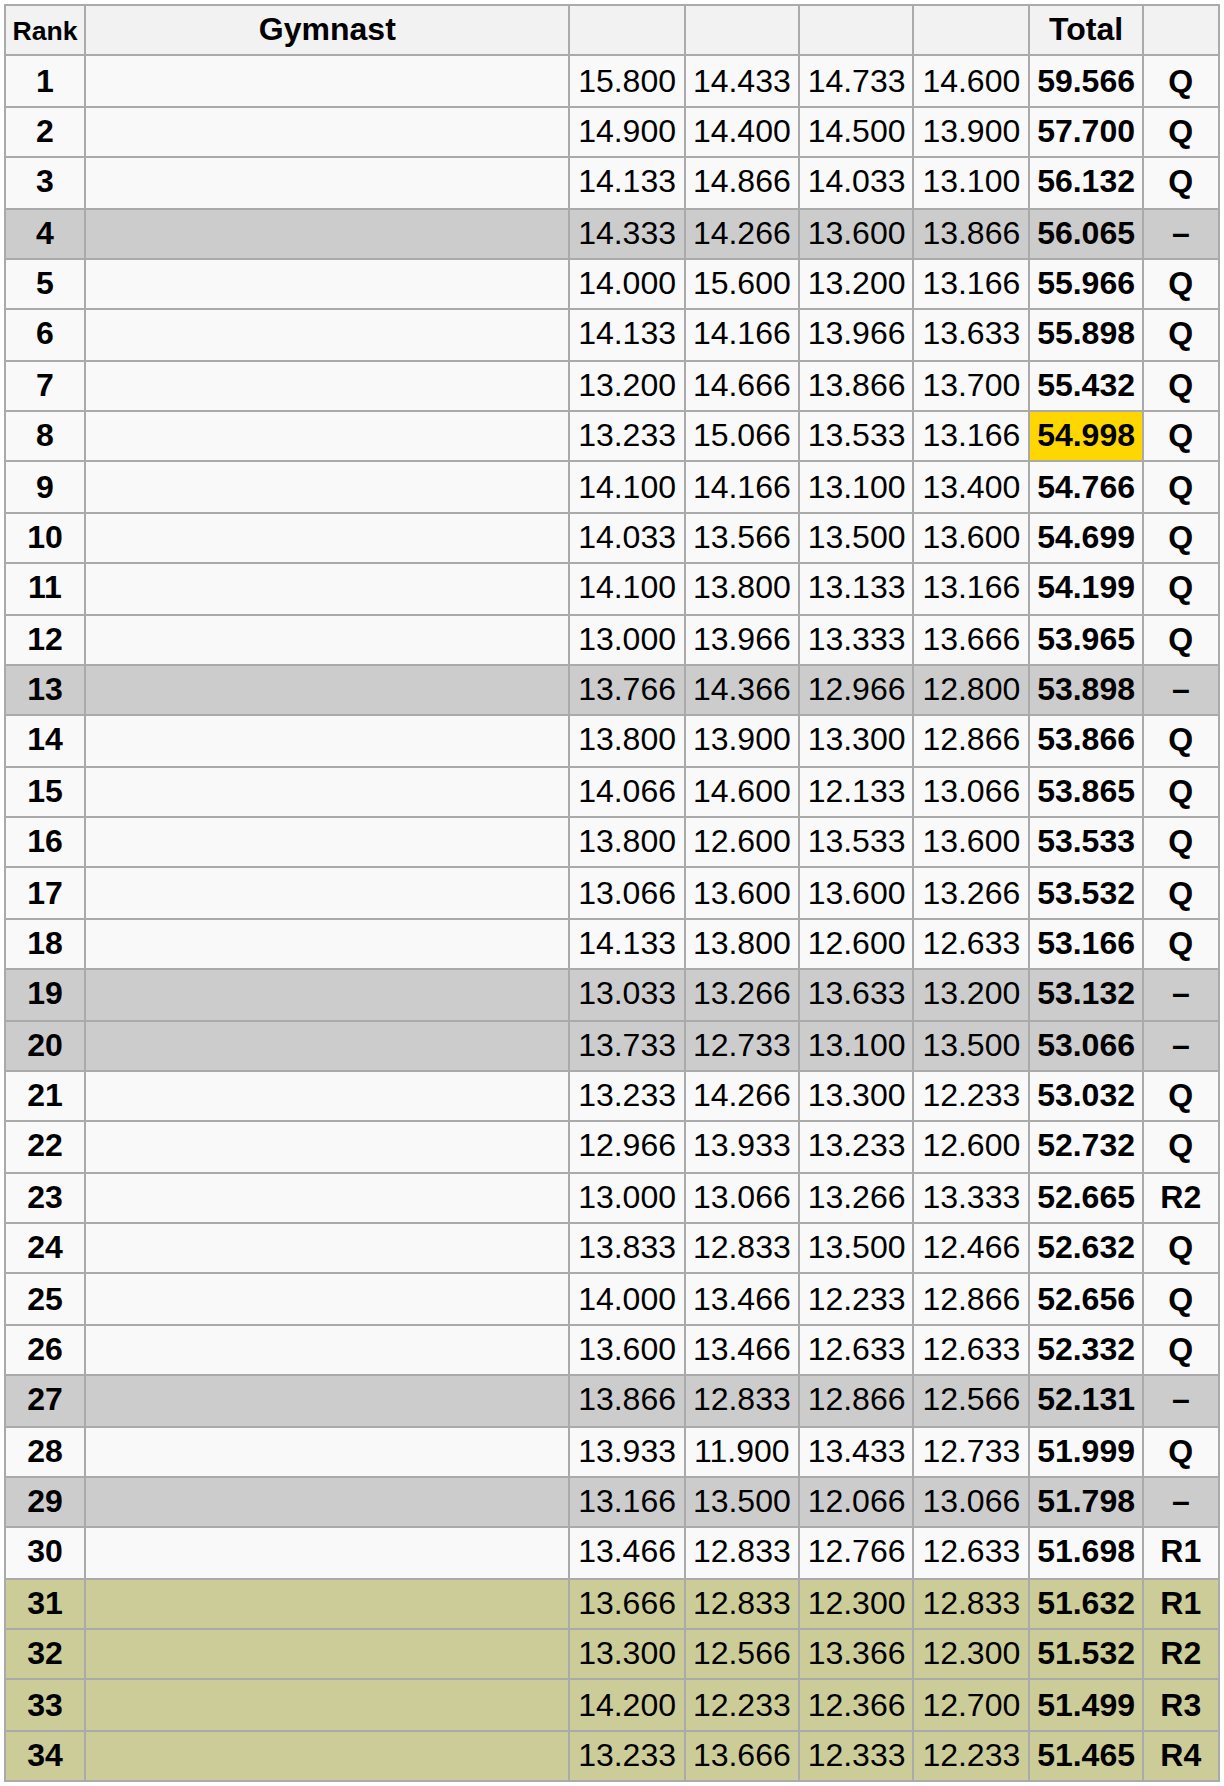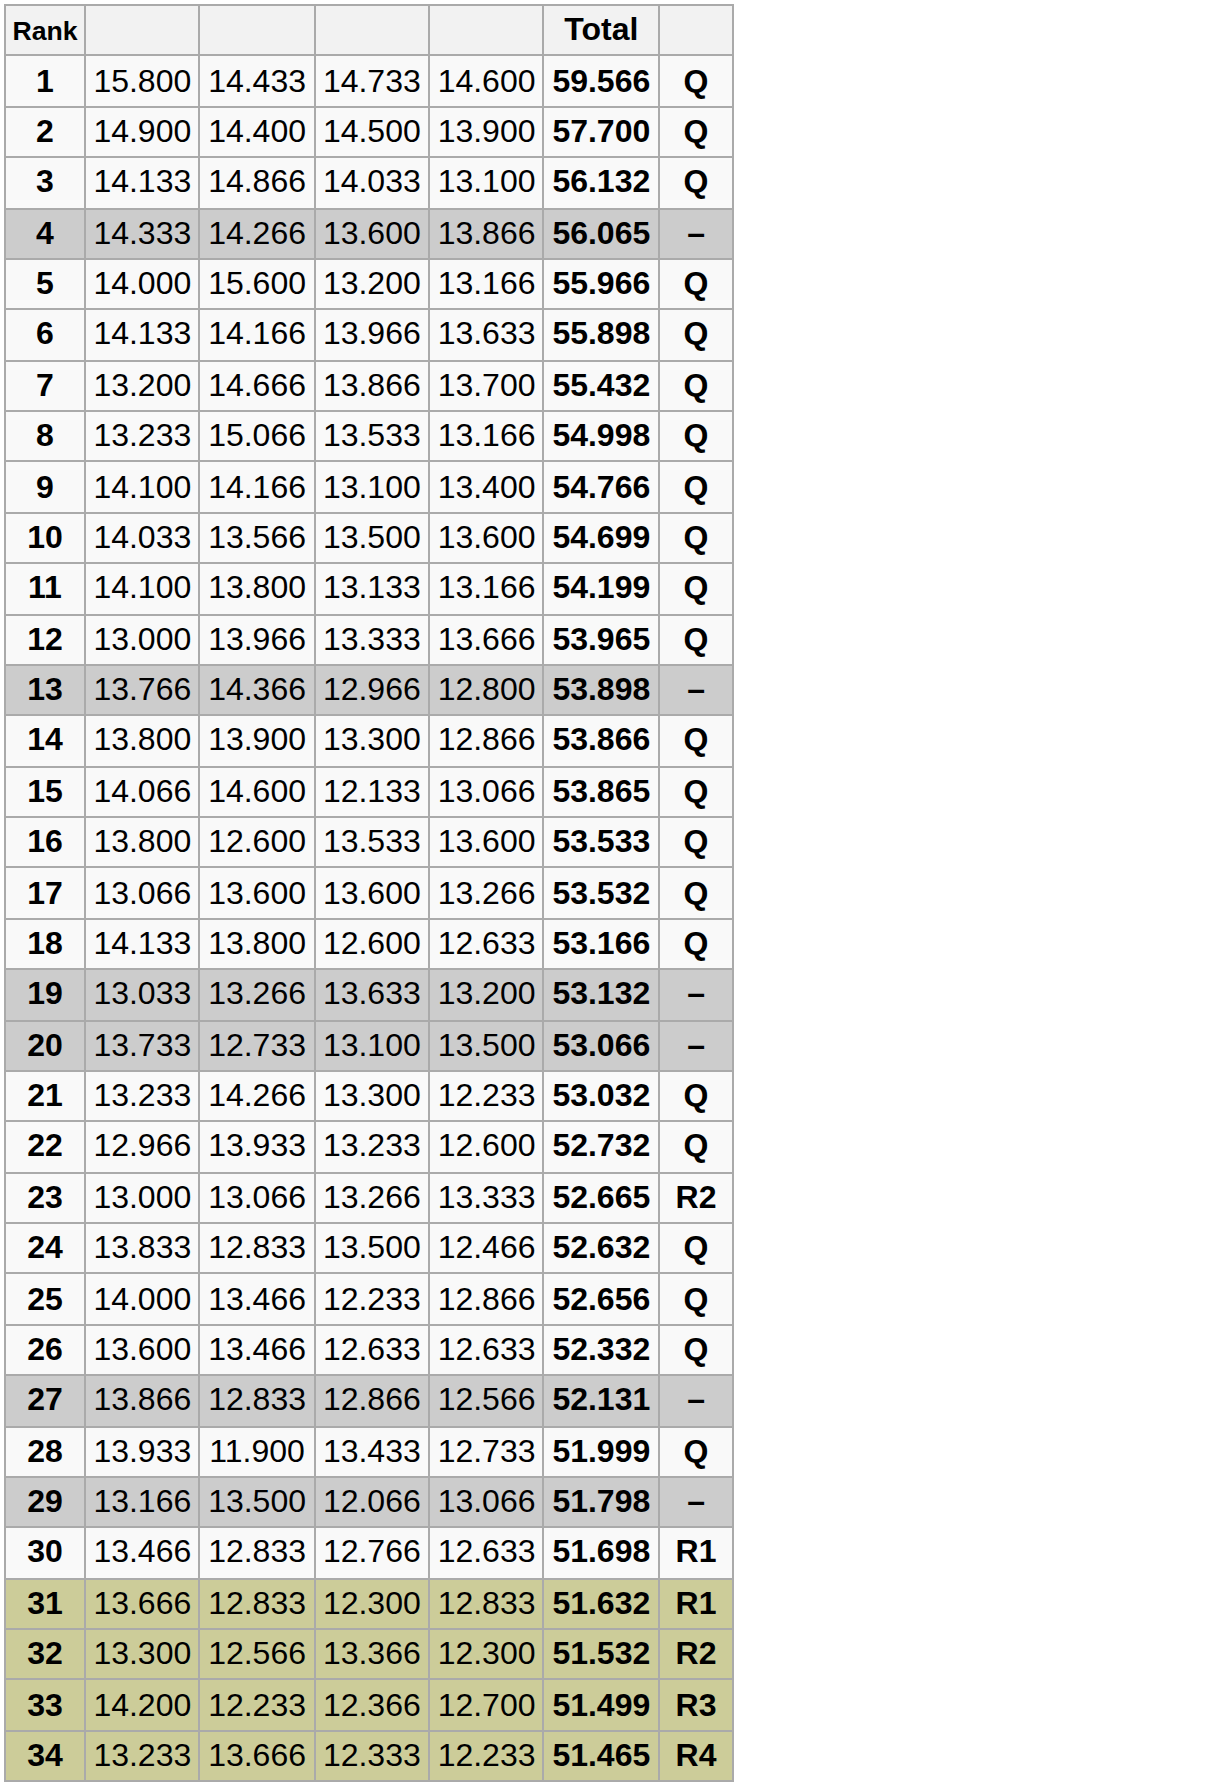- column: (327, 29)
(1086, 435) gold background -> (601, 435) no background
